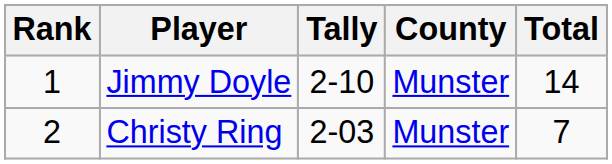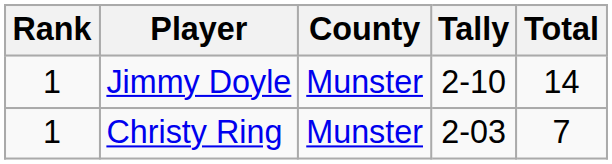columns swapped: (451, 30) <-> (342, 30)
(52, 132) 2 -> (52, 132) 1
